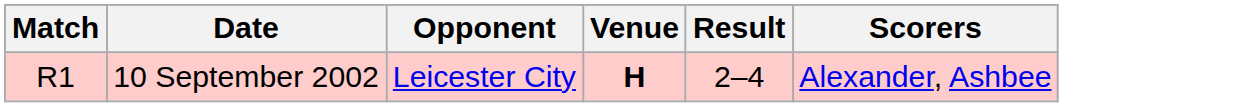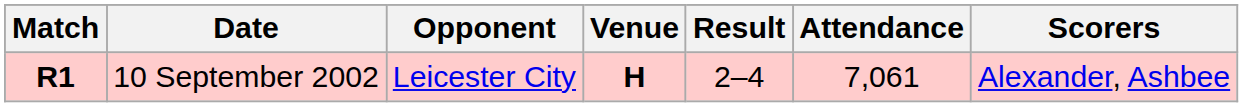+ column: (882, 28)
(56, 76) normal -> (56, 76) bold
